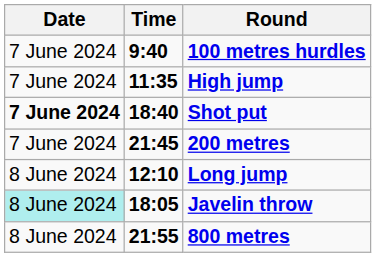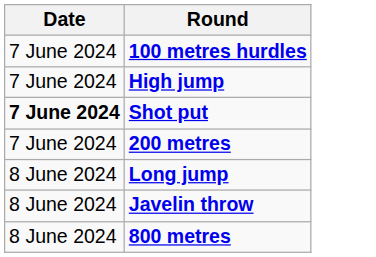- column: (154, 19)
(63, 205) paleturquoise background -> (63, 205) no background
